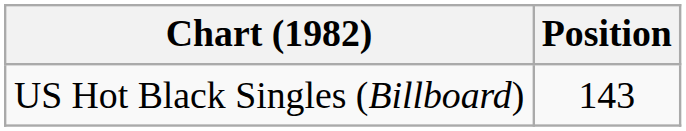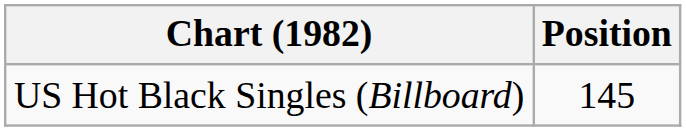(607, 94) 143 -> (607, 94) 145
